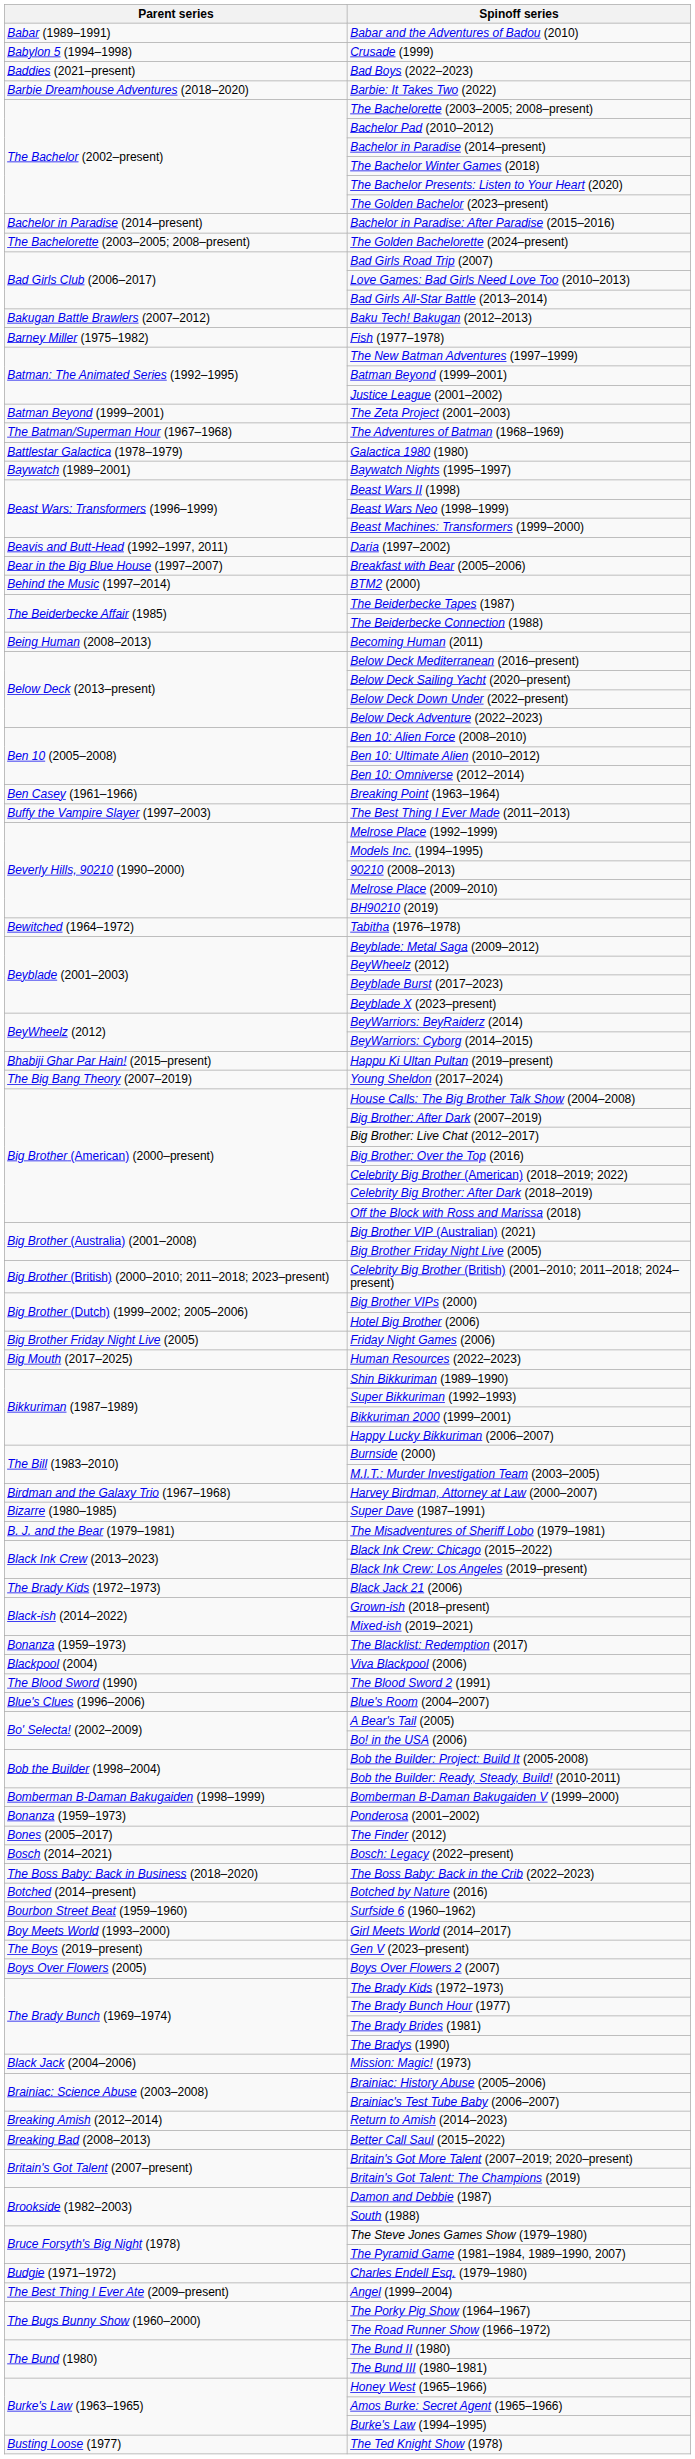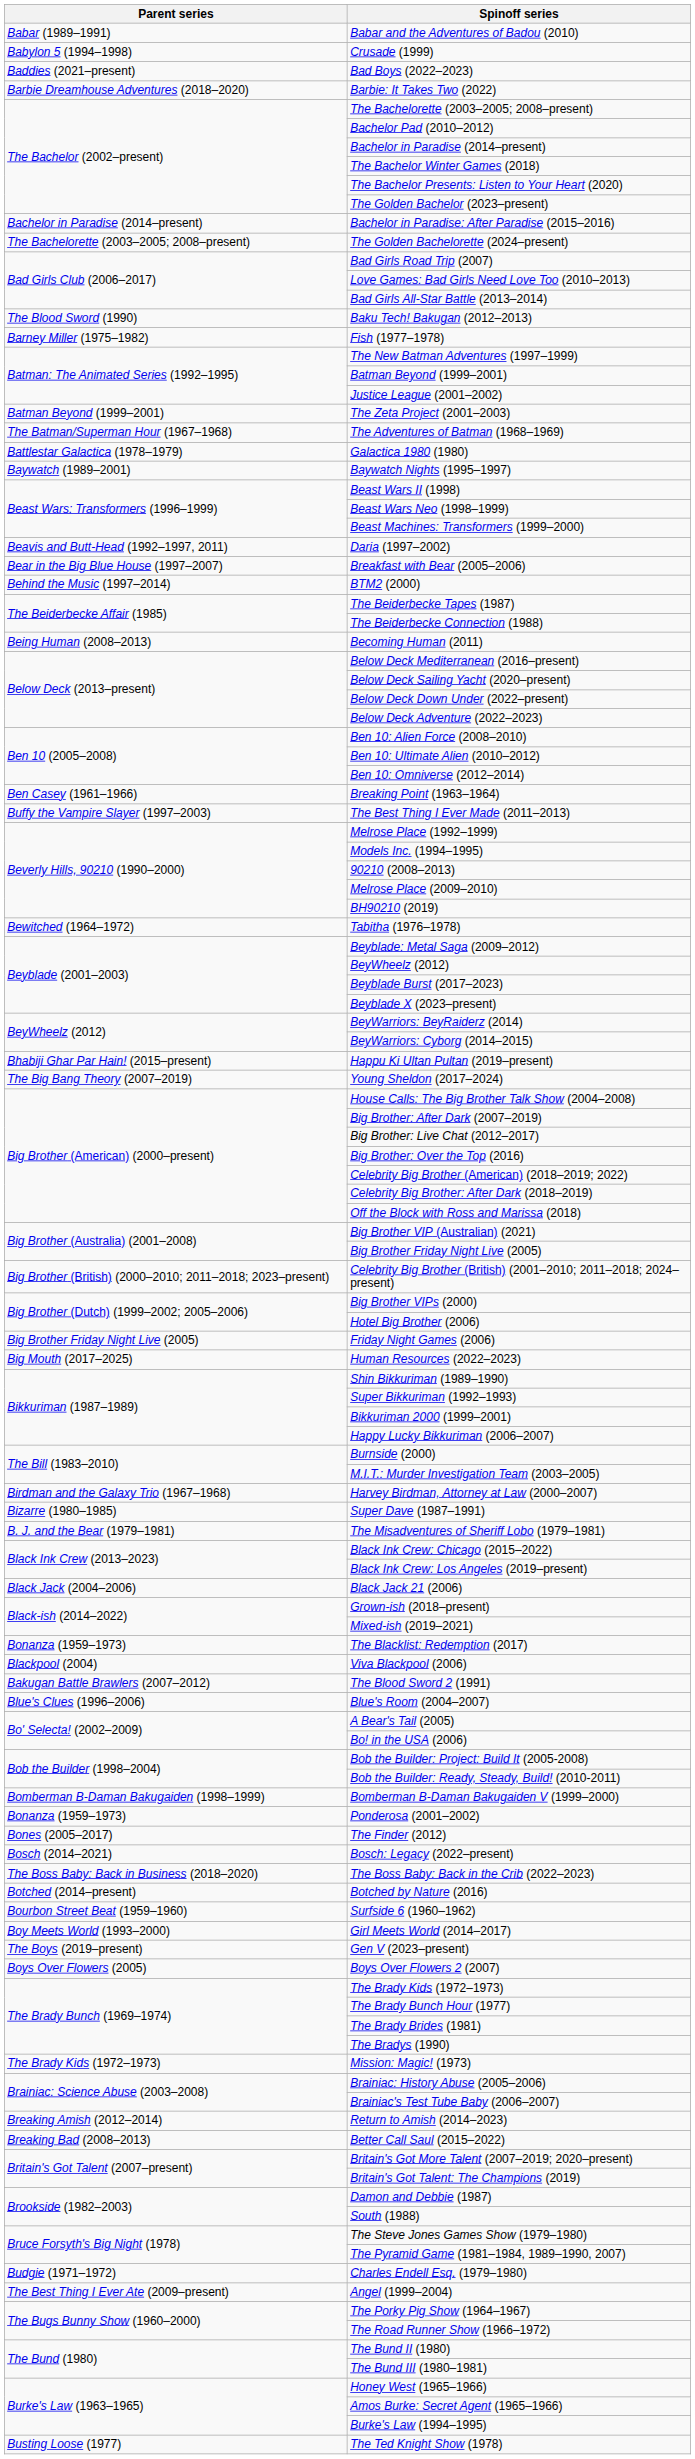(109, 318) Bakugan Battle Brawlers (2007–2012) -> (72, 318) The Blood Sword (1990)
(84, 1588) The Brady Kids (1972–1973) -> (72, 1588) Black Jack (2004–2006)
(72, 1683) The Blood Sword (1990) -> (109, 1683) Bakugan Battle Brawlers (2007–2012)
(72, 2063) Black Jack (2004–2006) -> (84, 2063) The Brady Kids (1972–1973)
